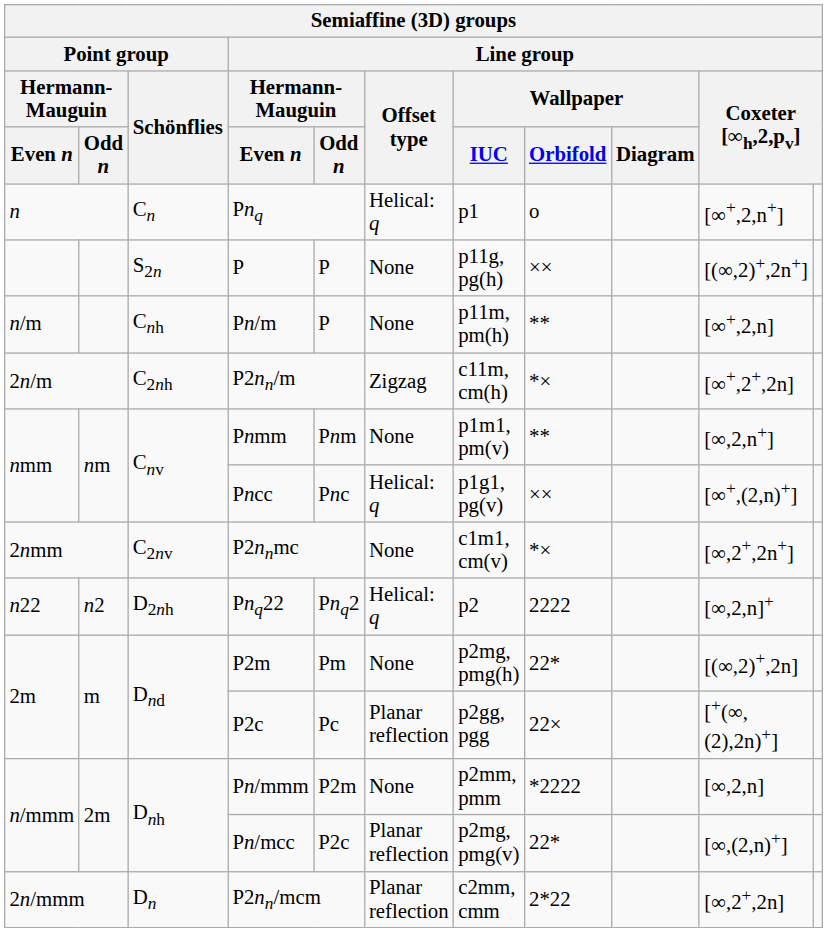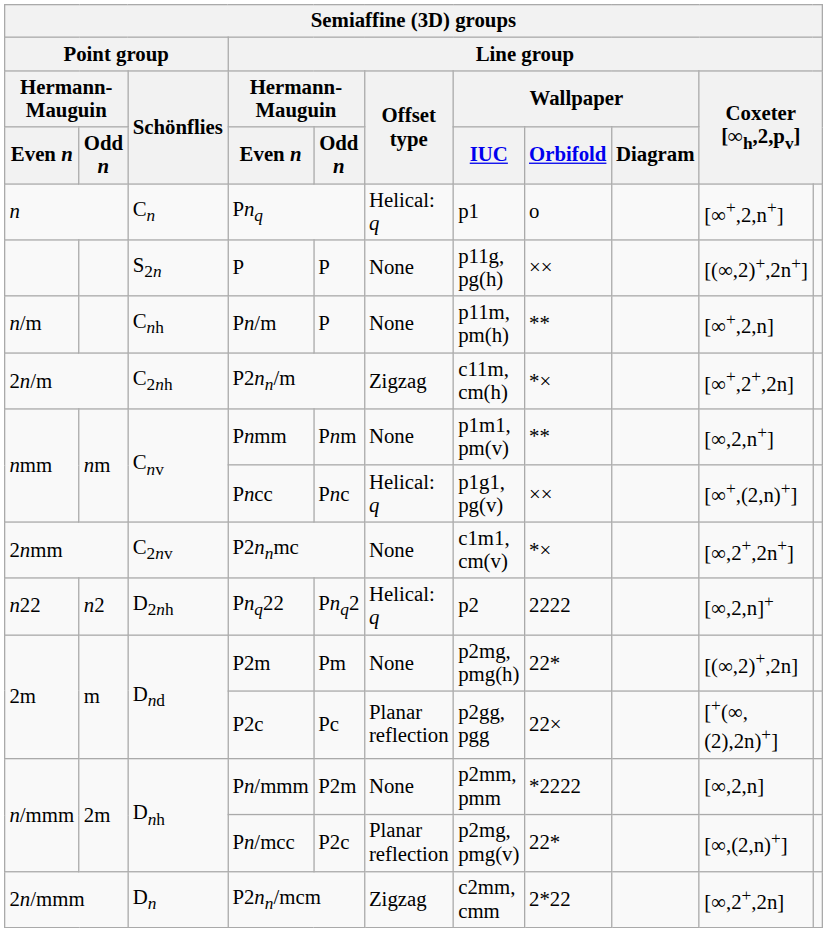(409, 899) Planar reflection -> (398, 899) Zigzag
